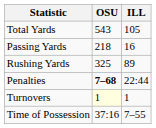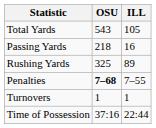(136, 81) 22:44 -> (135, 81) 7–55
(97, 98) lightyellow background -> (97, 98) no background
(135, 115) 7–55 -> (136, 115) 22:44
